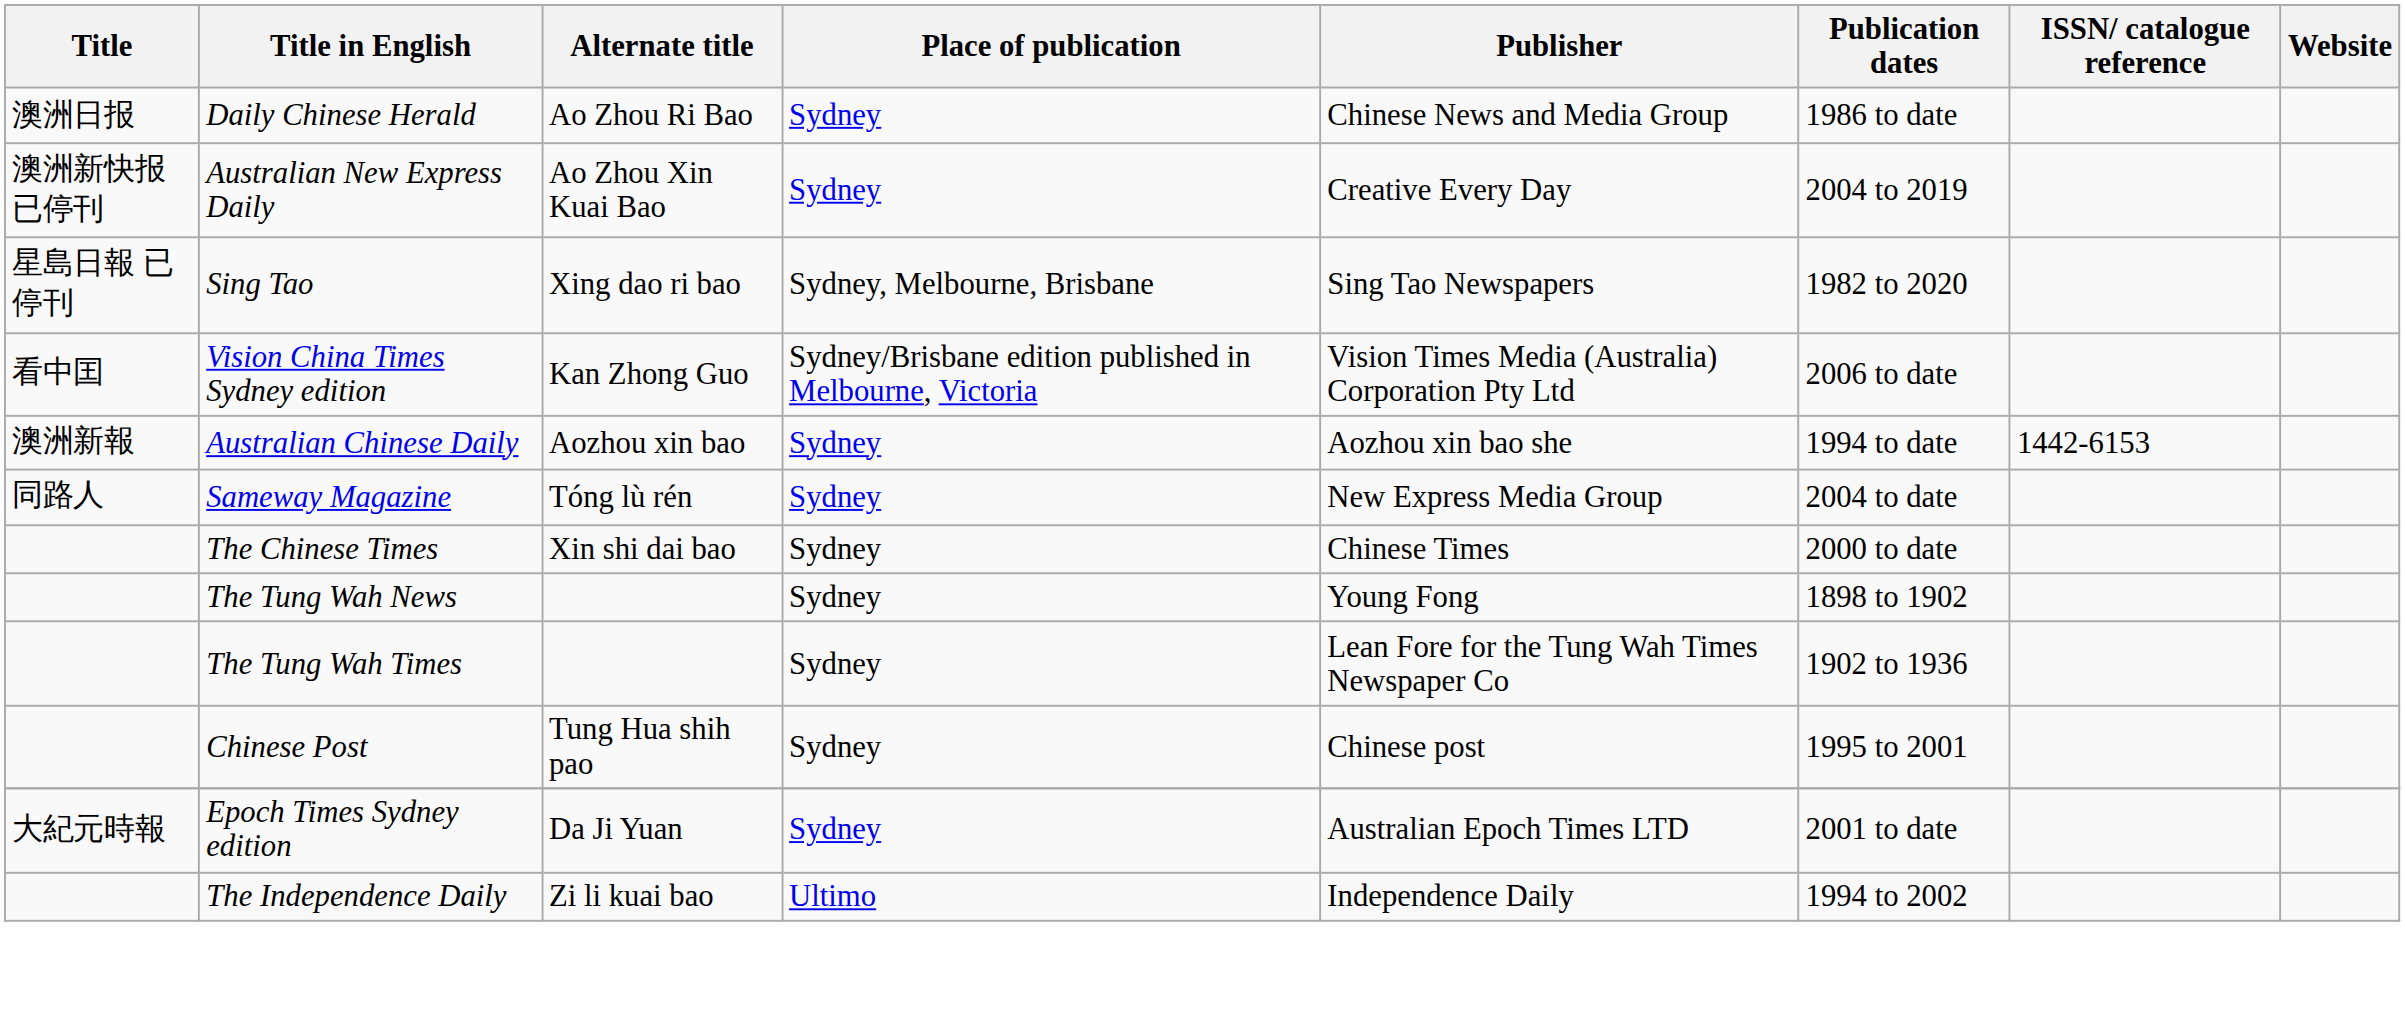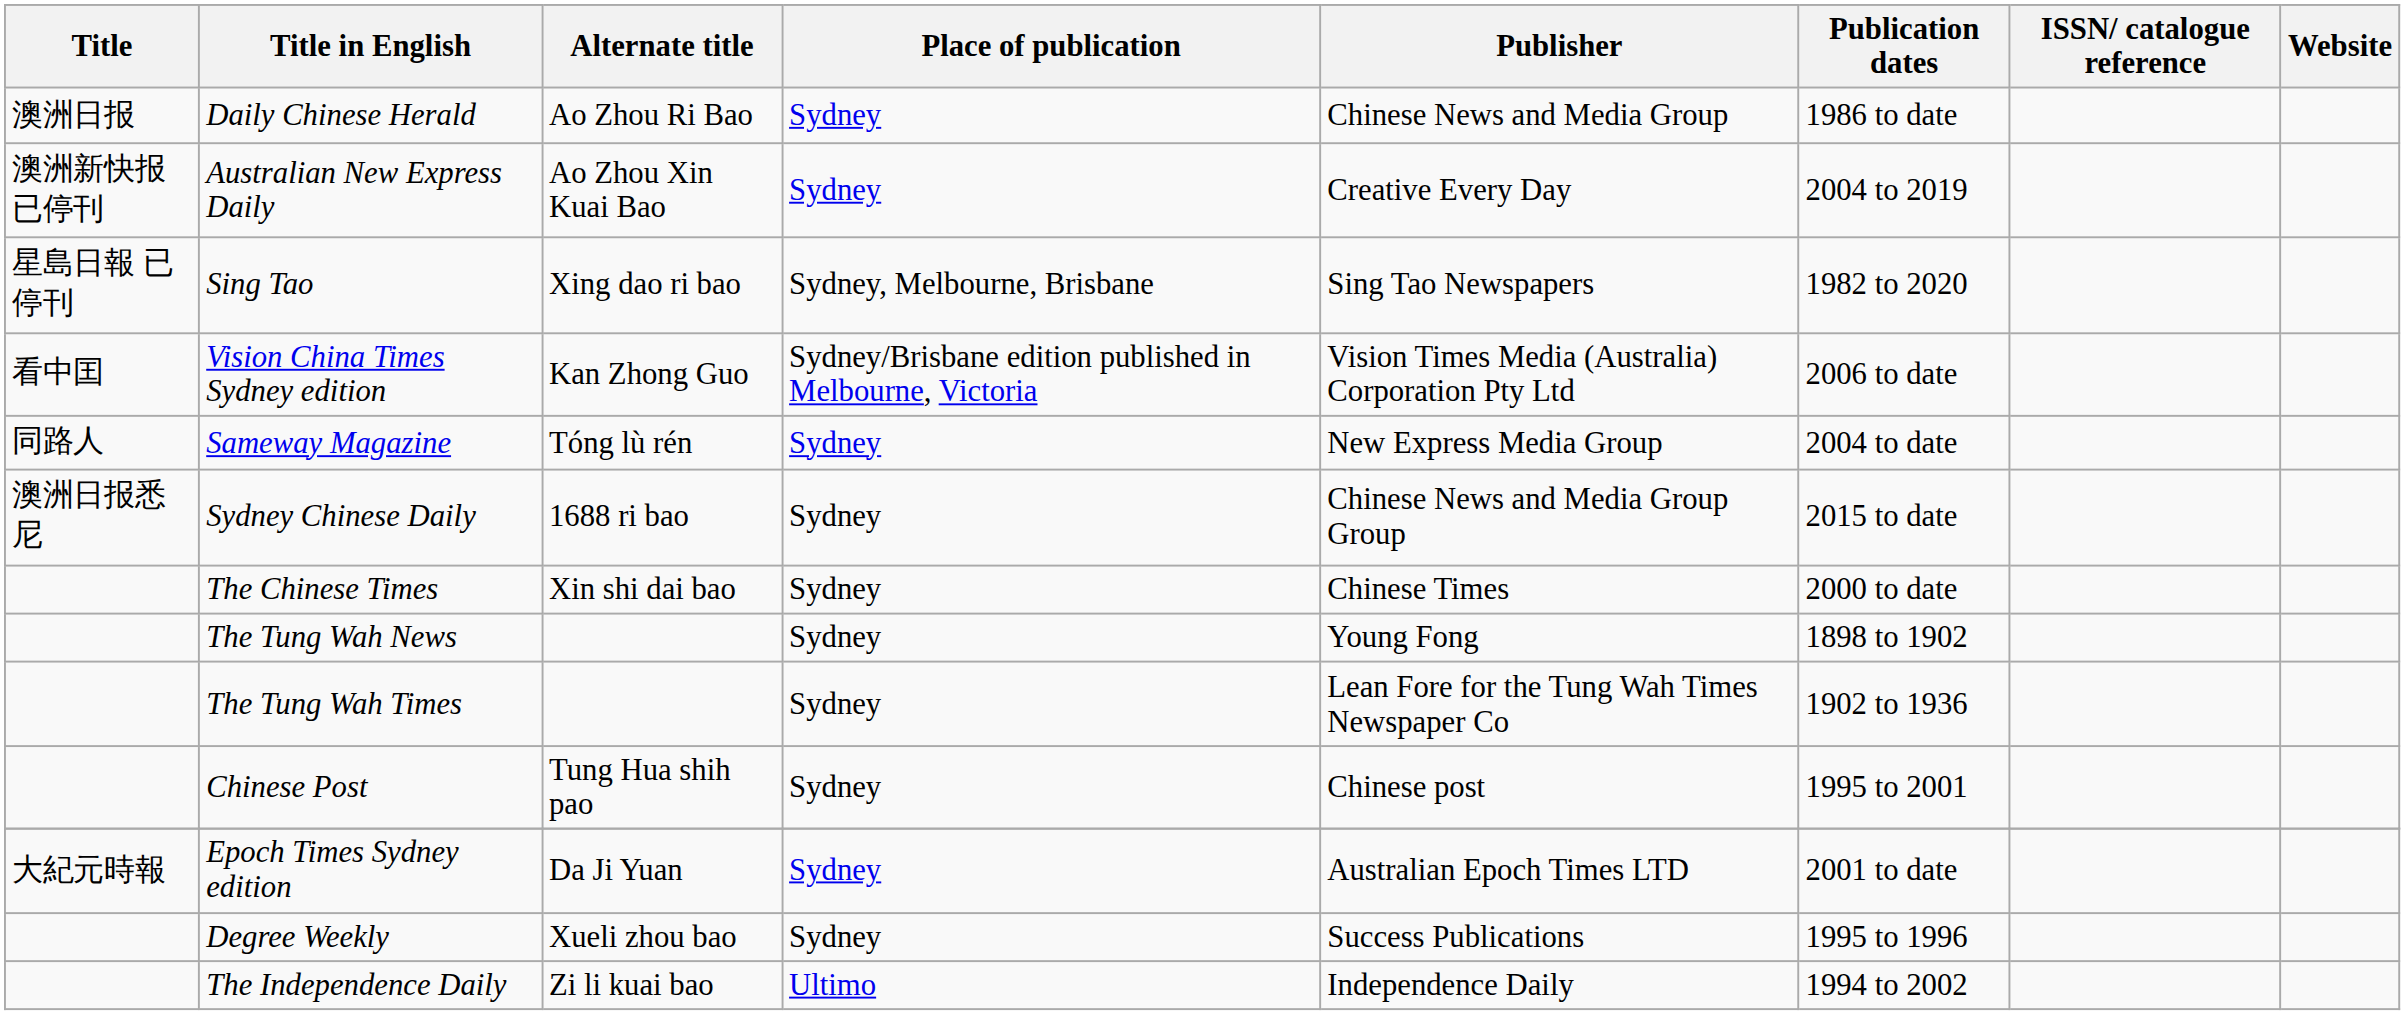- row: (362, 442)
+ row: (341, 517)
+ row: (298, 936)
